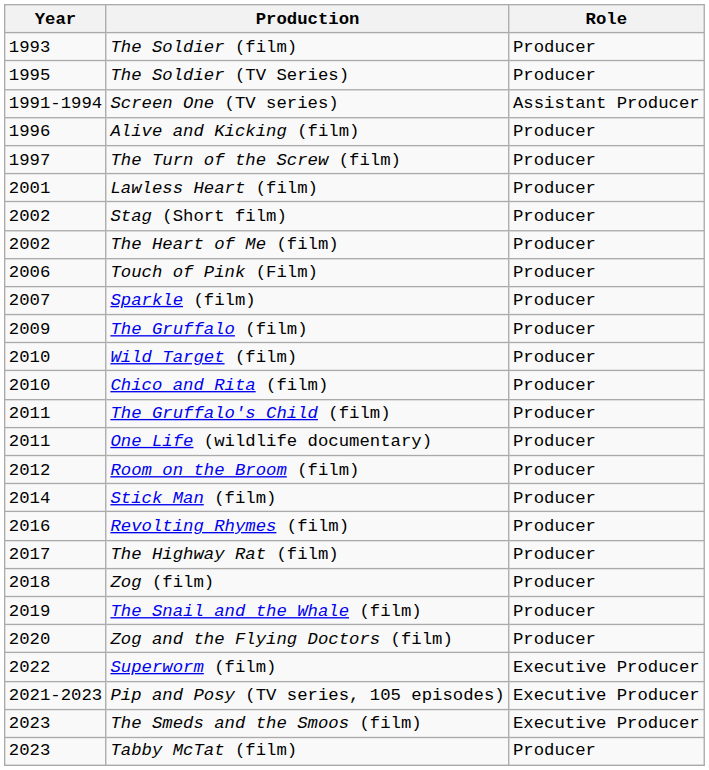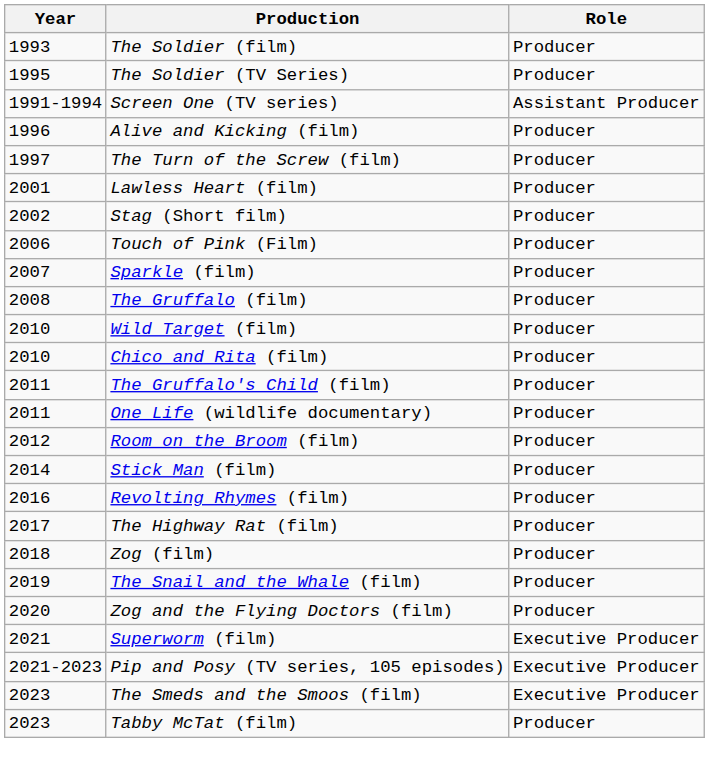- row: (225, 244)
(30, 329) 2009 -> (30, 301) 2008
(30, 667) 2022 -> (30, 639) 2021
